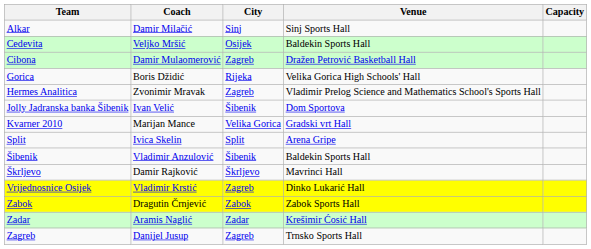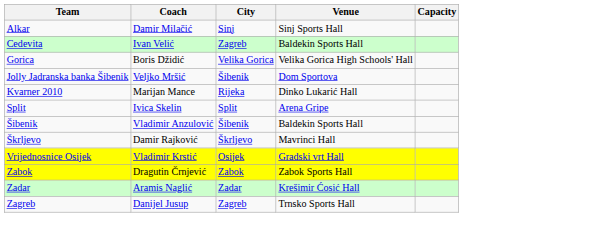(159, 44) Veljko Mršić -> (154, 44) Ivan Velić
(238, 44) Osijek -> (232, 44) Zagreb
- row: (21, 60)
(238, 76) Rijeka -> (246, 60) Velika Gorica
- row: (42, 92)
(154, 108) Ivan Velić -> (159, 76) Veljko Mršić
(253, 124) Velika Gorica -> (231, 92) Rijeka
(318, 124) Gradski vrt Hall -> (318, 92) Dinko Lukarić Hall
(240, 188) Zagreb -> (231, 156) Osijek
(325, 188) Dinko Lukarić Hall -> (311, 156) Gradski vrt Hall
